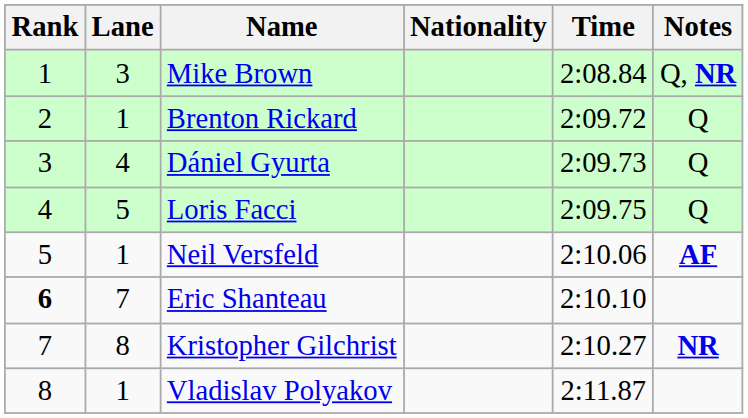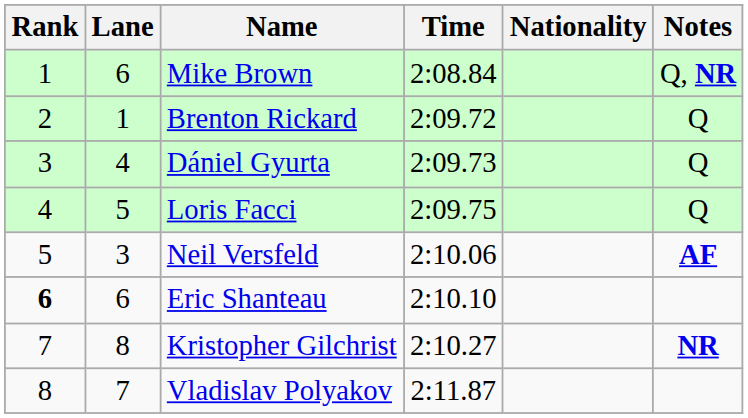columns swapped: (478, 27) <-> (603, 27)
(123, 72) 3 -> (123, 72) 6
(123, 254) 1 -> (123, 254) 3
(123, 299) 7 -> (123, 299) 6
(123, 390) 1 -> (123, 390) 7
